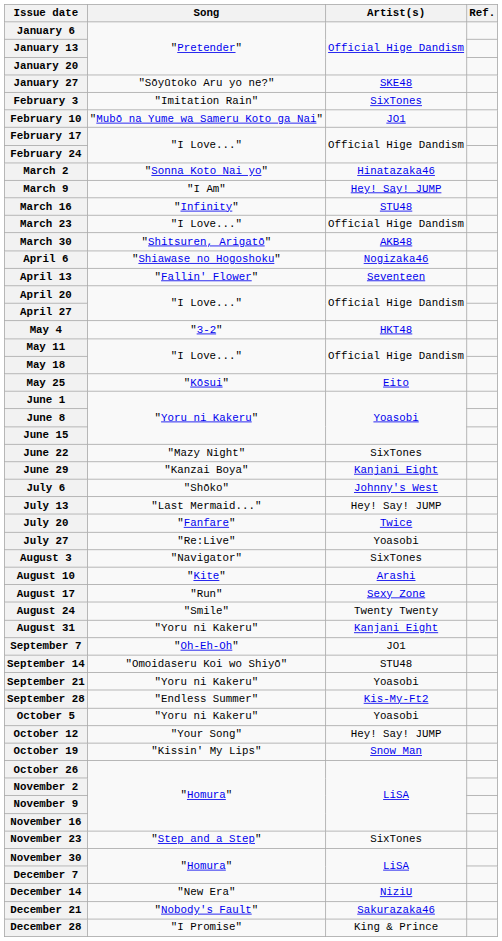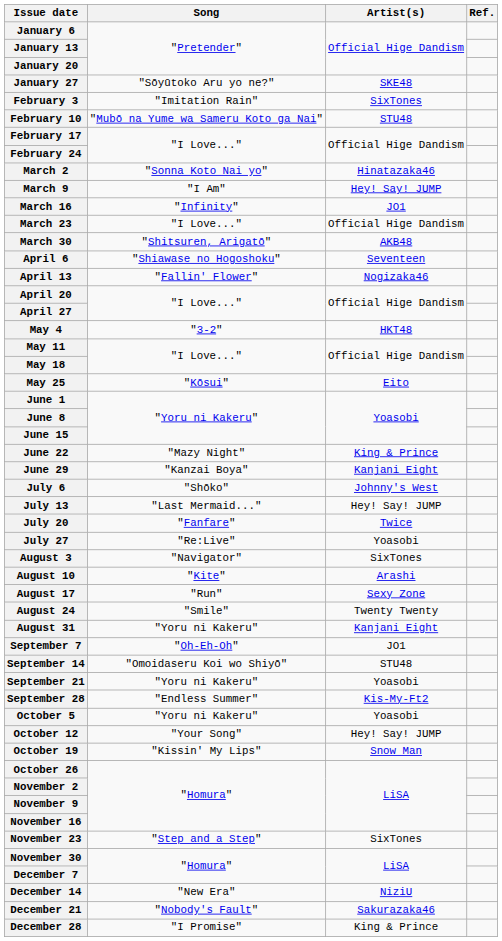(396, 119) JO1 -> (396, 119) STU48
(396, 207) STU48 -> (396, 207) JO1
(396, 259) Nogizaka46 -> (396, 259) Seventeen
(396, 277) Seventeen -> (396, 277) Nogizaka46
(396, 453) SixTones -> (396, 453) King & Prince
